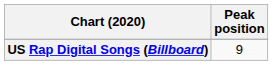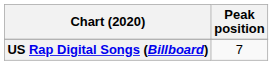(239, 49) 9 -> (239, 49) 7
